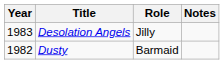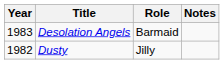(145, 31) Jilly -> (157, 31) Barmaid
(157, 50) Barmaid -> (145, 50) Jilly
